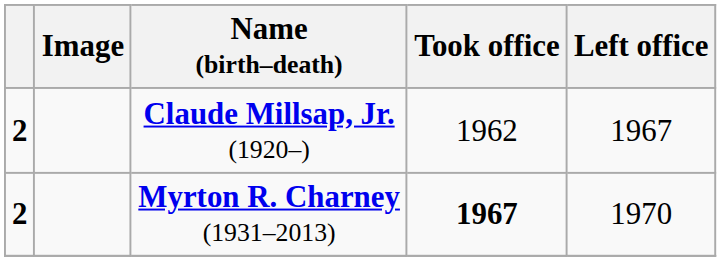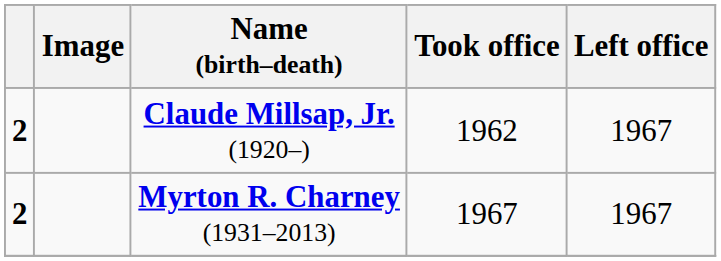(487, 213) bold -> (487, 213) normal
(641, 213) 1970 -> (641, 213) 1967
